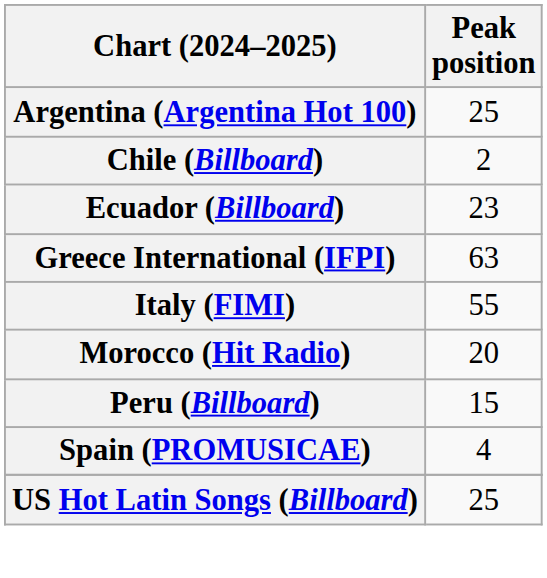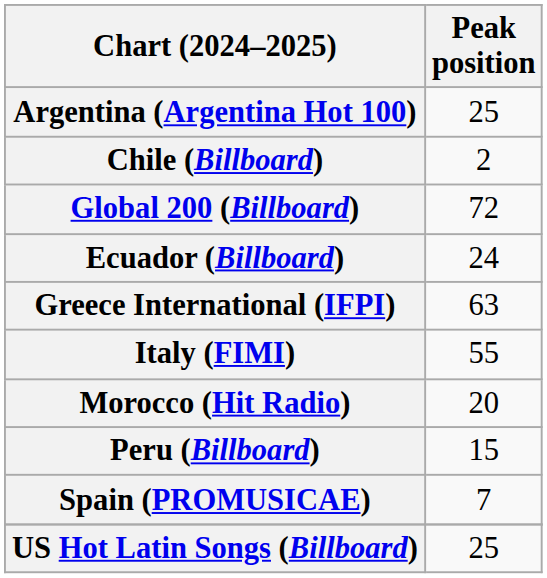+ row: (215, 208)
(484, 208) 23 -> (484, 256) 24
(484, 450) 4 -> (484, 499) 7
